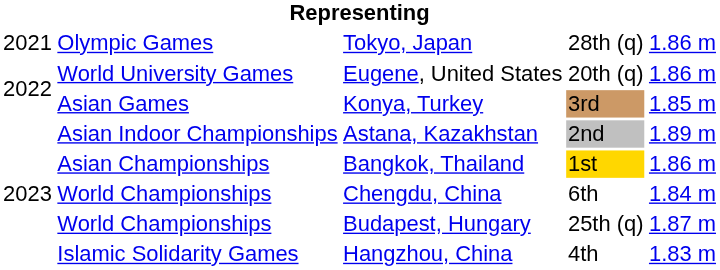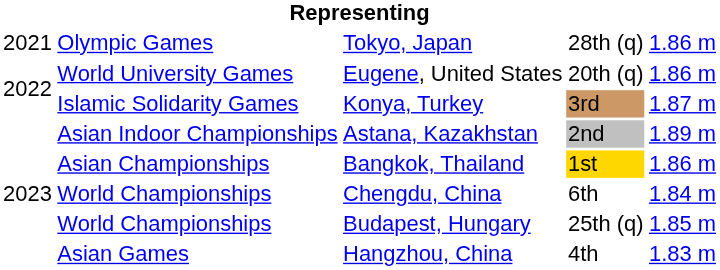(123, 103) Asian Games -> (178, 103) Islamic Solidarity Games
(682, 103) 1.85 m -> (682, 103) 1.87 m
(682, 224) 1.87 m -> (682, 224) 1.85 m
(178, 254) Islamic Solidarity Games -> (123, 254) Asian Games
